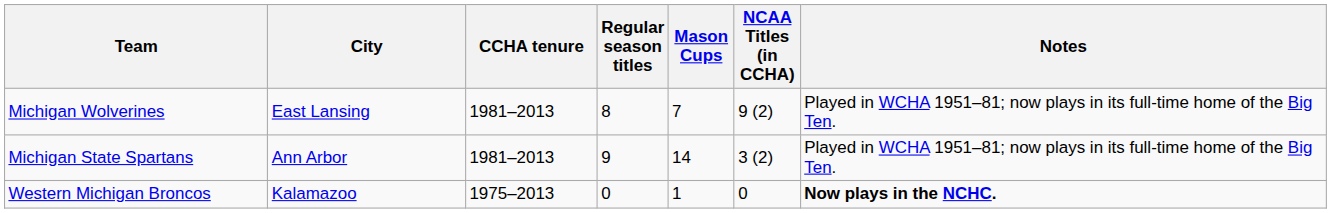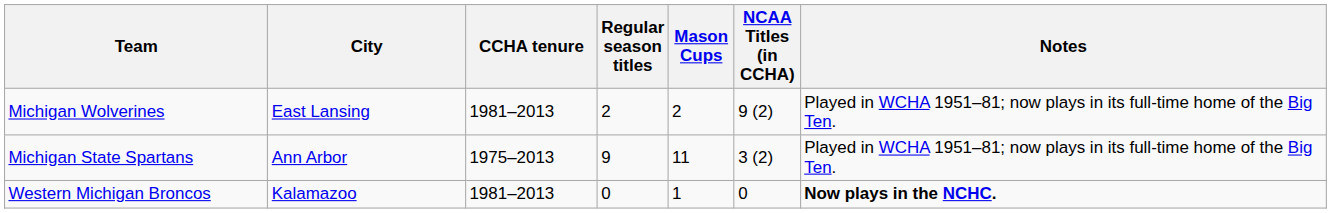(606, 111) 8 -> (606, 111) 2
(677, 111) 7 -> (677, 111) 2
(512, 157) 1981–2013 -> (512, 157) 1975–2013
(682, 157) 14 -> (681, 157) 11
(512, 194) 1975–2013 -> (512, 194) 1981–2013
